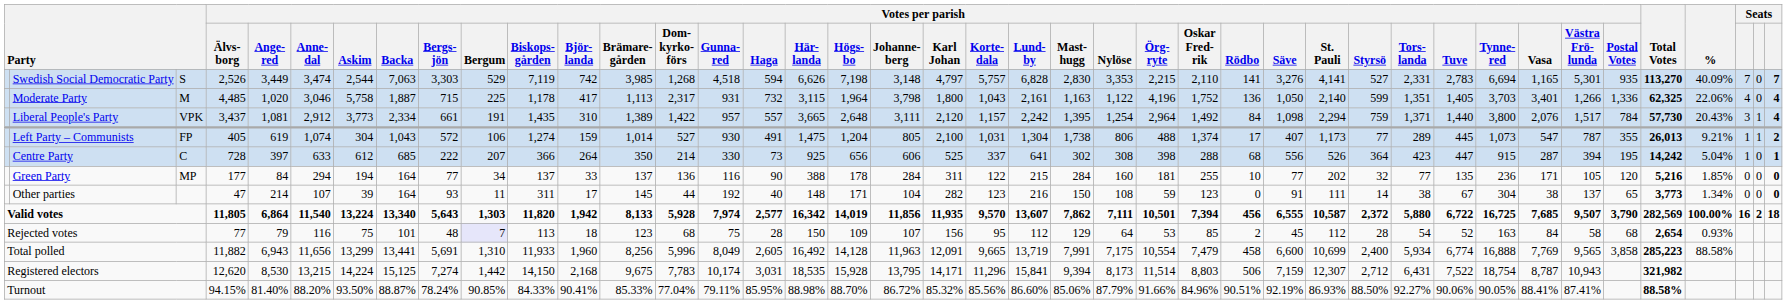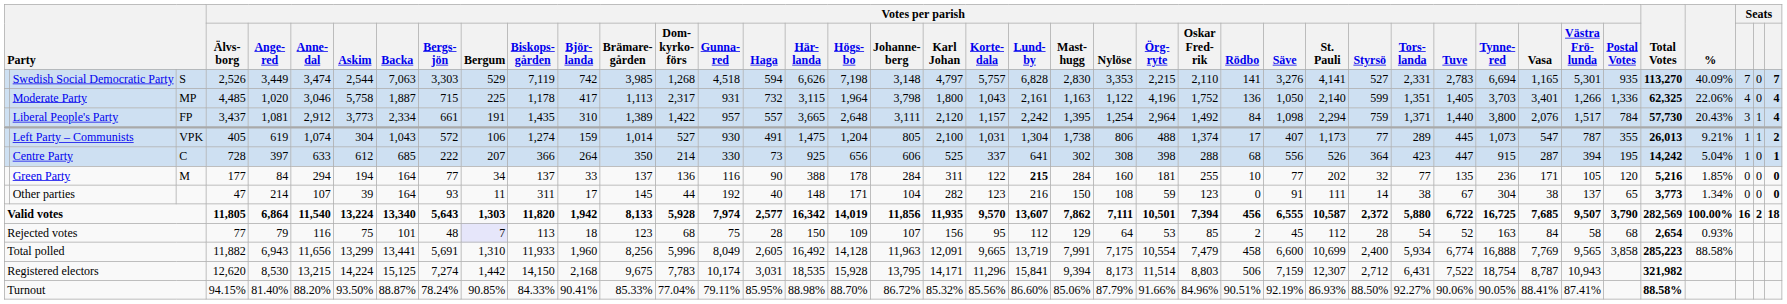(185, 98) M -> (188, 98) MP
(191, 117) VPK -> (186, 117) FP
(186, 137) FP -> (191, 137) VPK
(188, 175) MP -> (185, 175) M
(1039, 175) normal -> (1039, 175) bold
